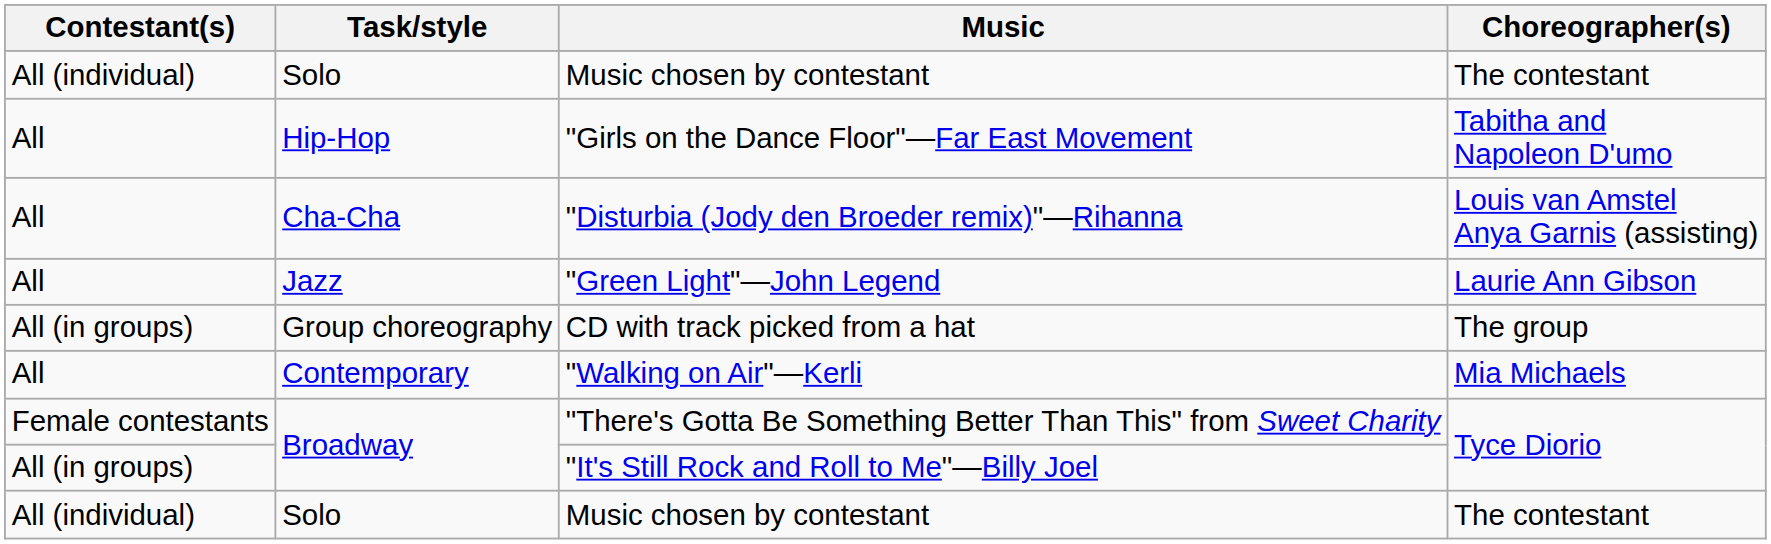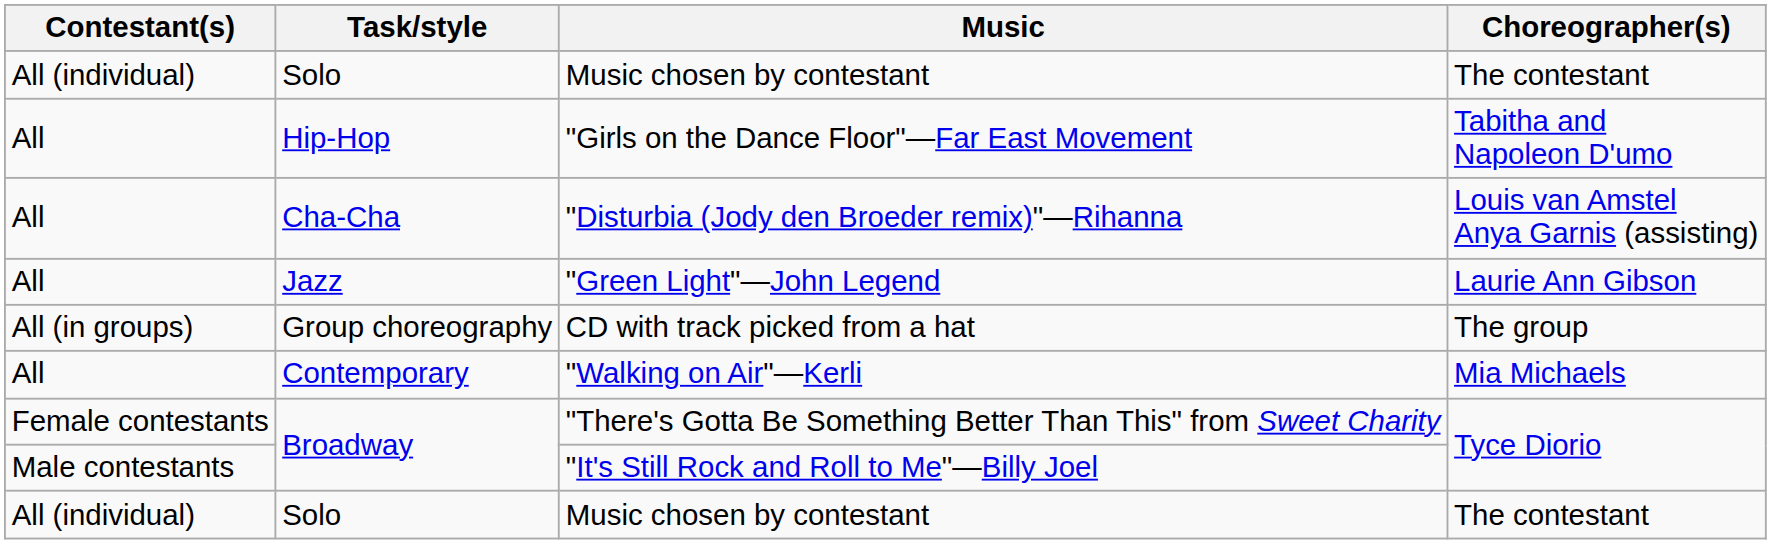(103, 467) All (in groups) -> (123, 467) Male contestants
